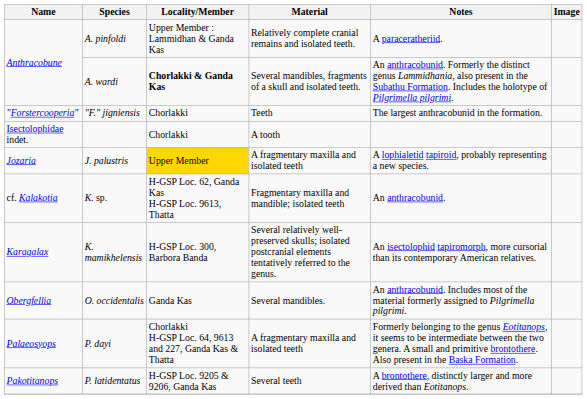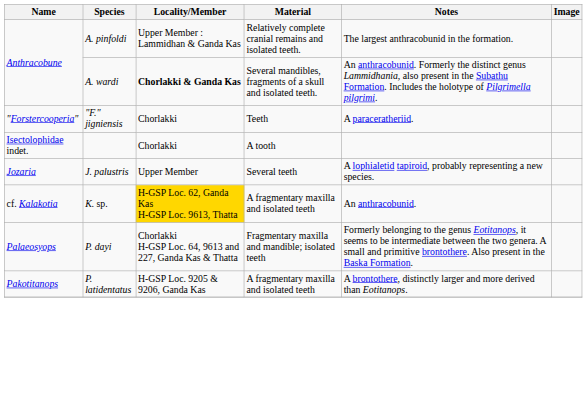(408, 38) A paraceratheriid. -> (428, 38) The largest anthracobunid in the formation.
(458, 113) The largest anthracobunid in the formation. -> (379, 119) A paraceratheriid.
(179, 161) gold background -> (168, 171) no background
(303, 161) A fragmentary maxilla and isolated teeth -> (272, 171) Several teeth
(194, 198) no background -> (188, 203) gold background
(300, 198) Fragmentary maxilla and mandible; isolated teeth -> (291, 203) A fragmentary maxilla and isolated teeth
- row: (27, 252)
- row: (29, 300)
(303, 343) A fragmentary maxilla and isolated teeth -> (291, 246) Fragmentary maxilla and mandible; isolated teeth
(276, 381) Several teeth -> (291, 284) A fragmentary maxilla and isolated teeth
